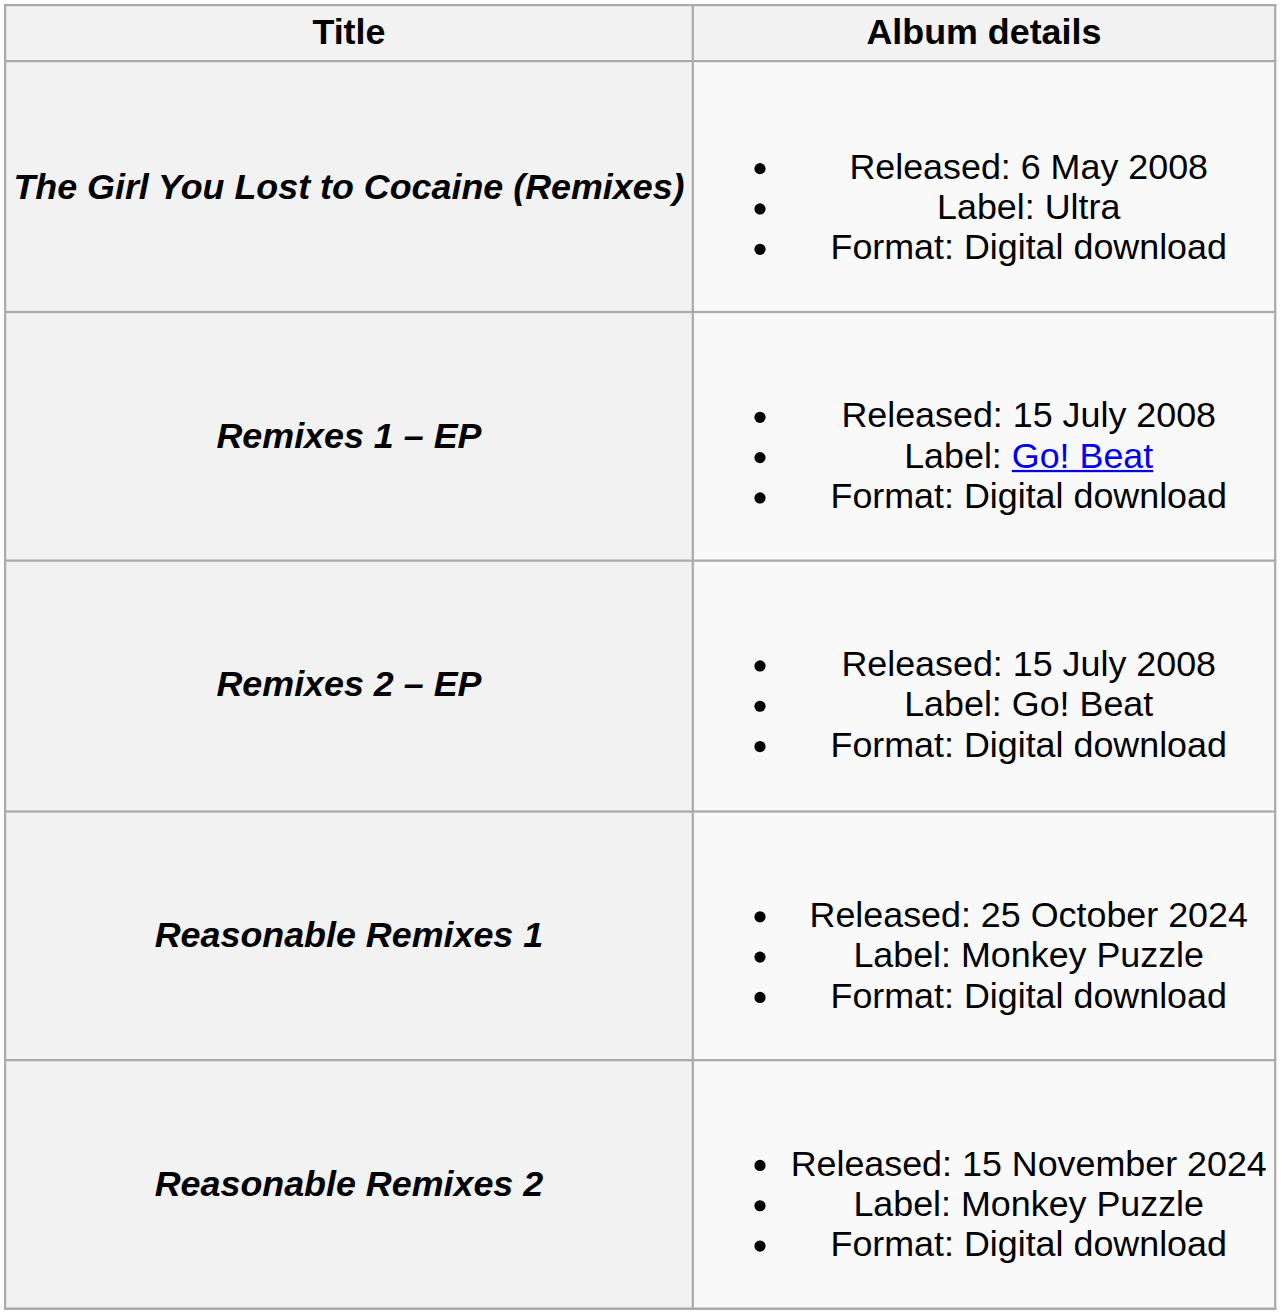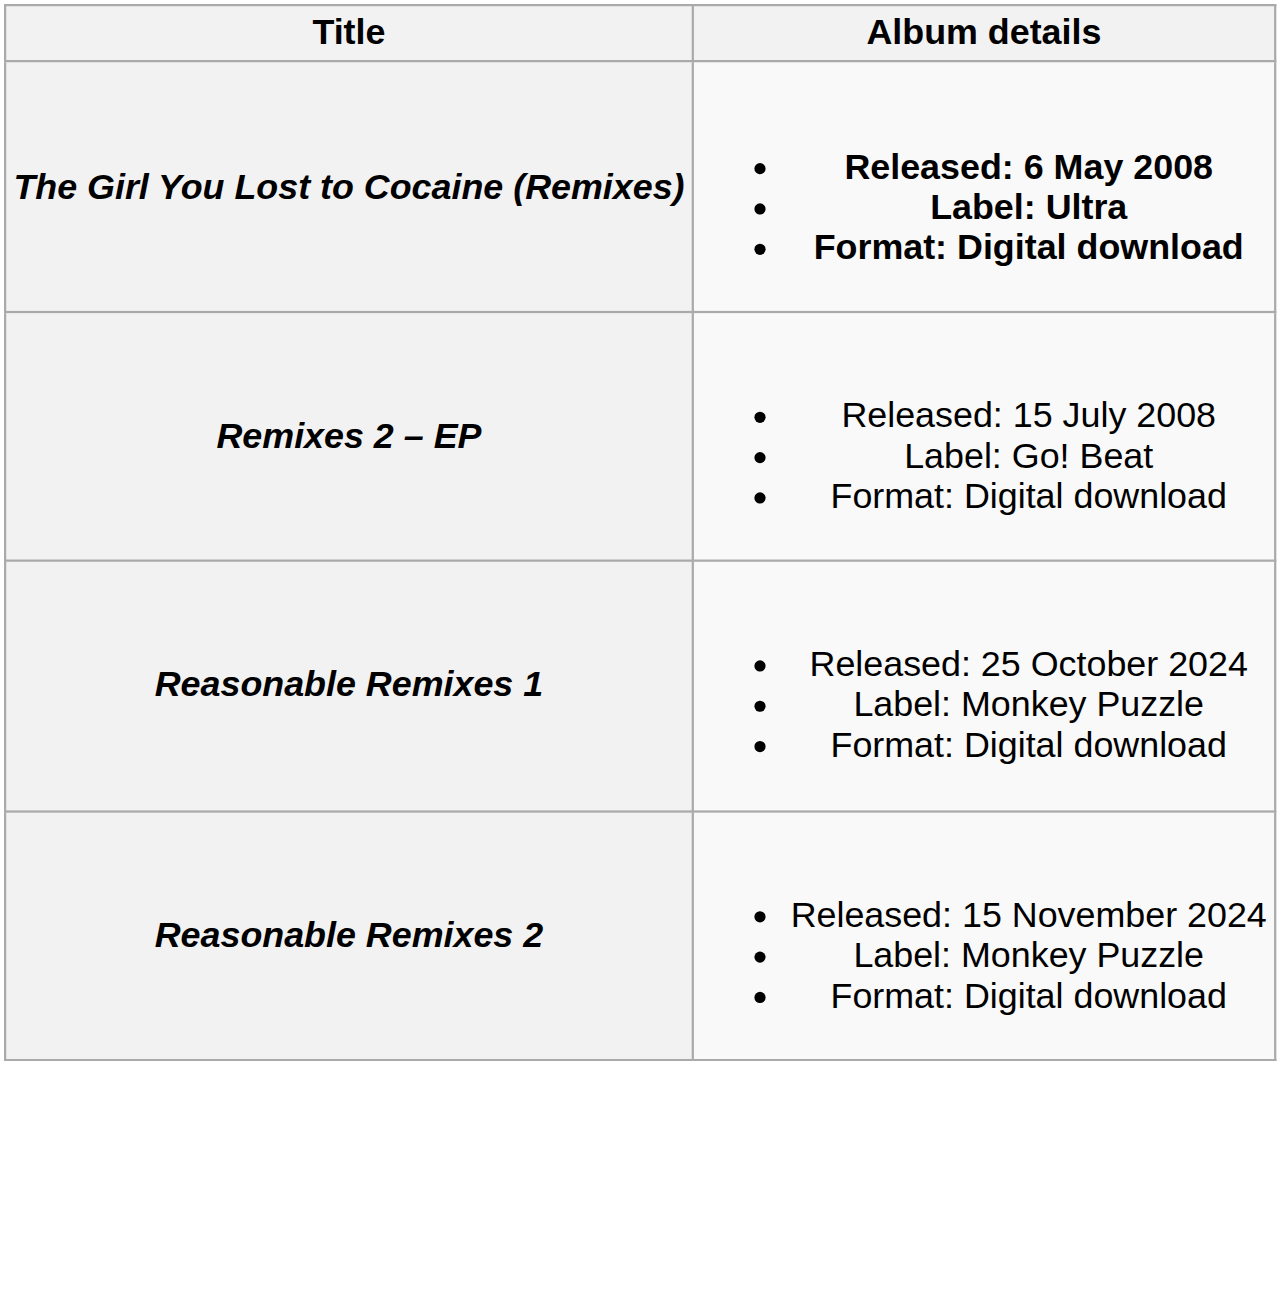(984, 207) normal -> (984, 207) bold
- row: (349, 435)
